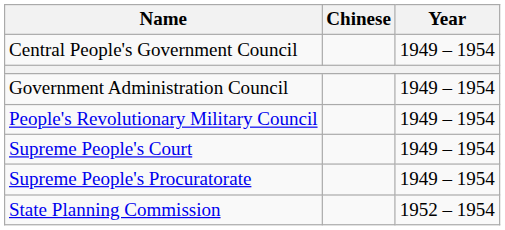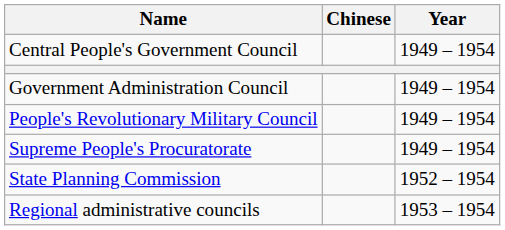- row: (101, 149)
+ row: (134, 209)
